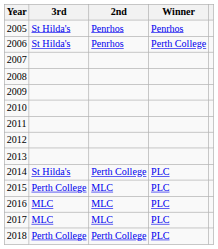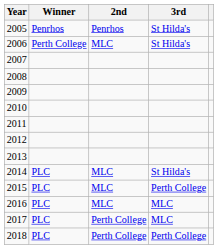columns swapped: (179, 12) <-> (59, 12)
(107, 44) Penrhos -> (102, 44) MLC
(119, 172) Perth College -> (102, 172) MLC
(102, 220) MLC -> (119, 220) Perth College
